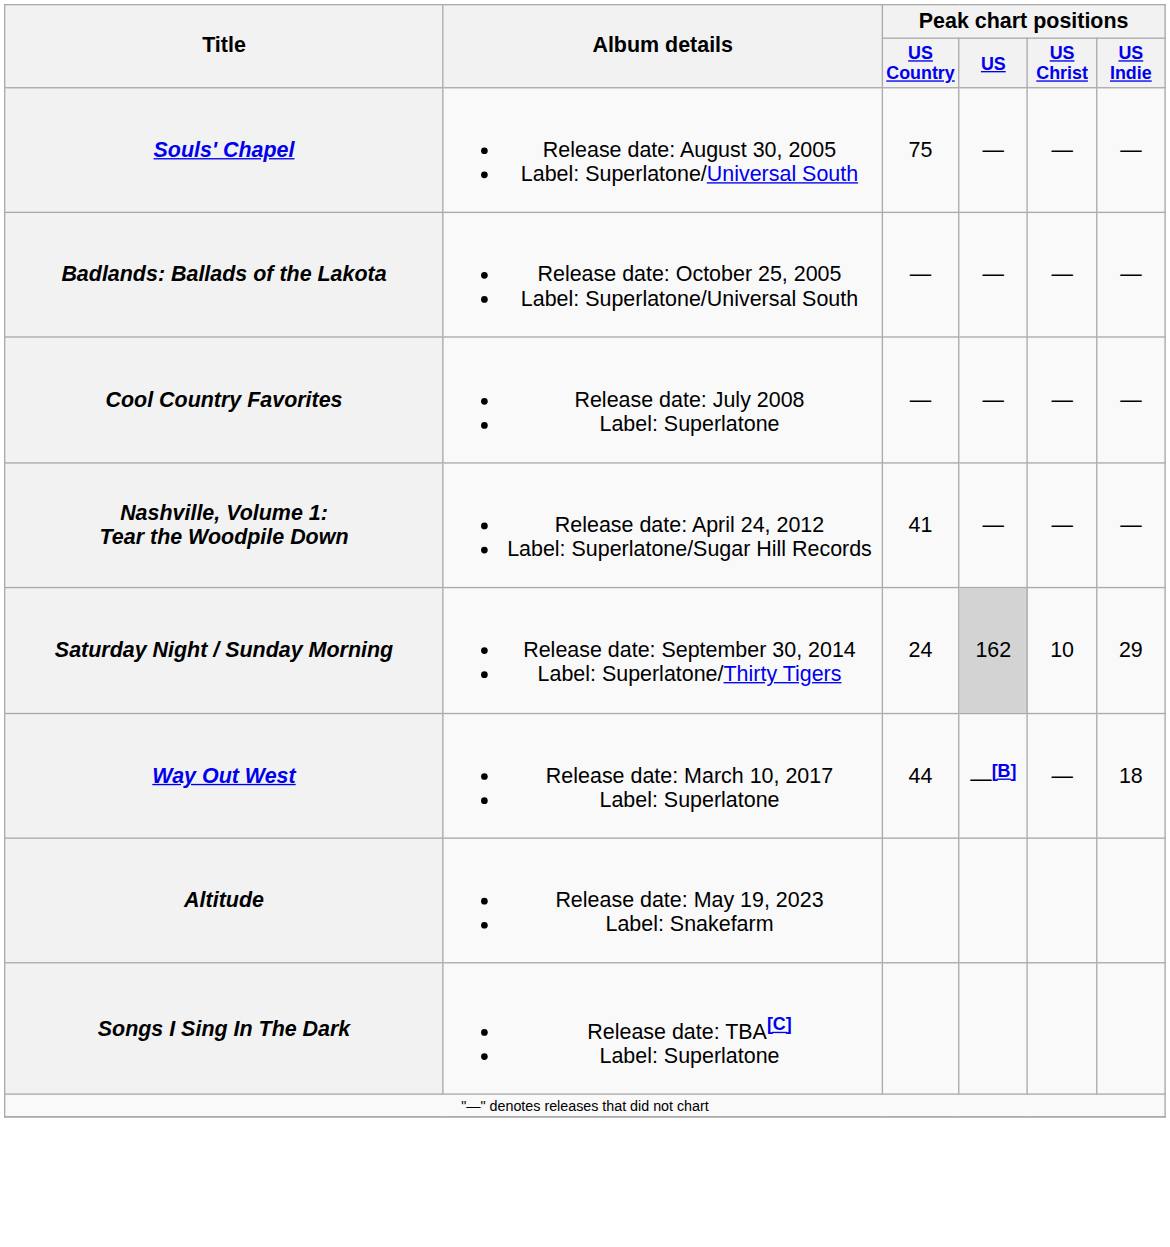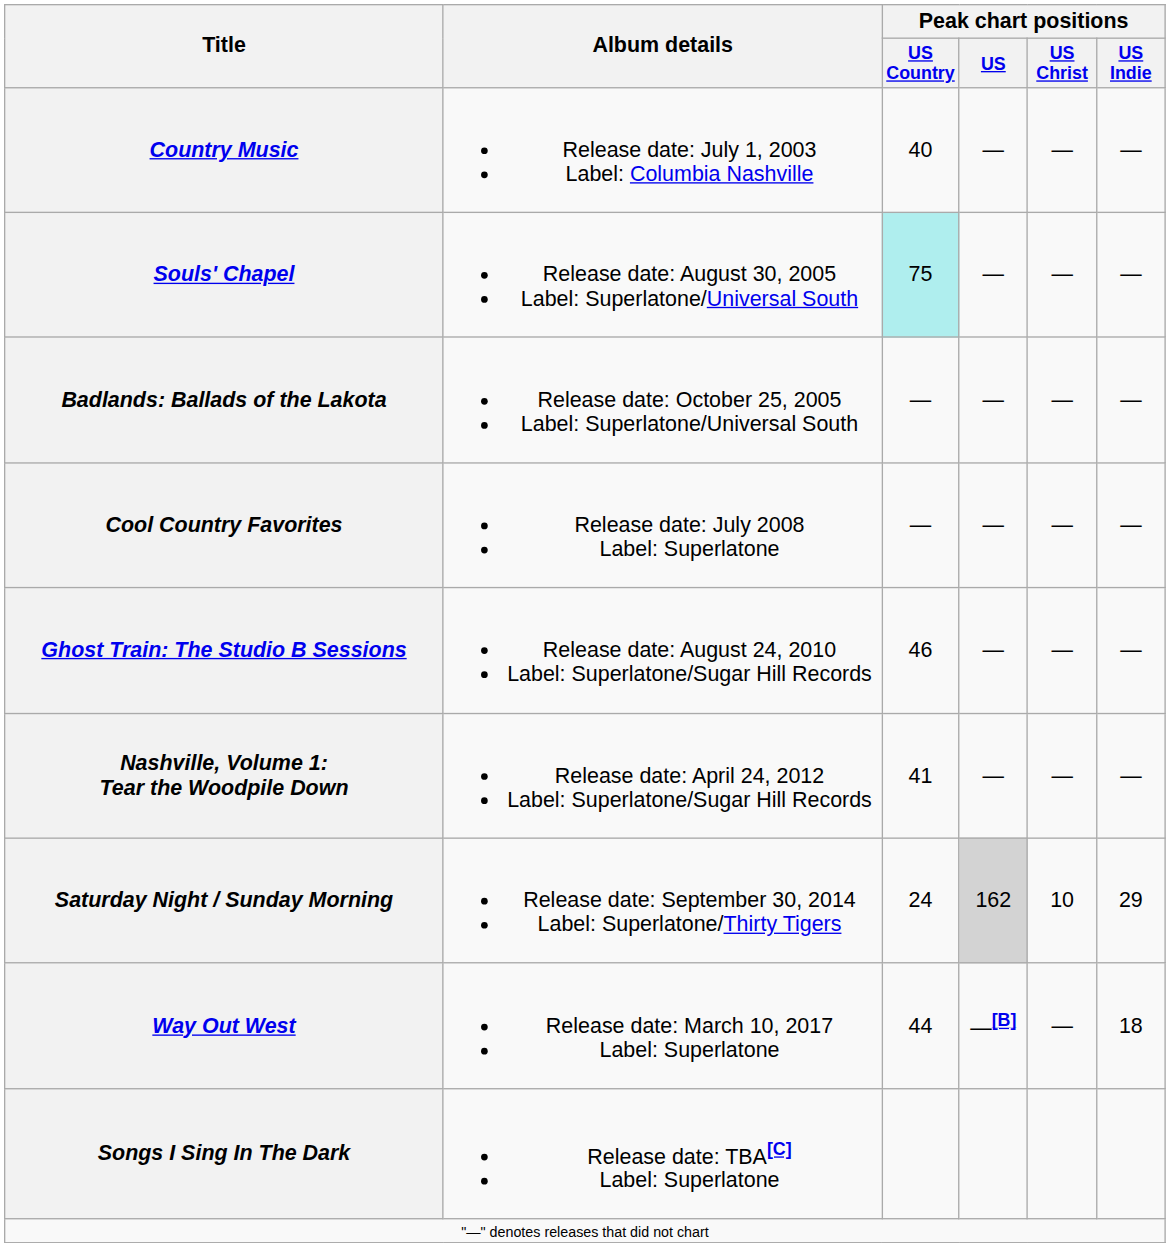+ row: (224, 149)
(920, 149) no background -> (920, 274) paleturquoise background
+ row: (224, 650)
- row: (224, 900)
